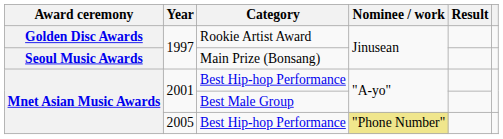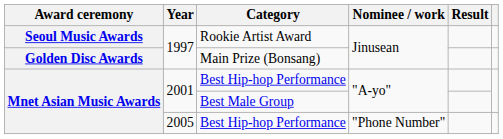(84, 36) Golden Disc Awards -> (84, 36) Seoul Music Awards
(84, 58) Seoul Music Awards -> (84, 58) Golden Disc Awards
(399, 123) khaki background -> (399, 123) no background
